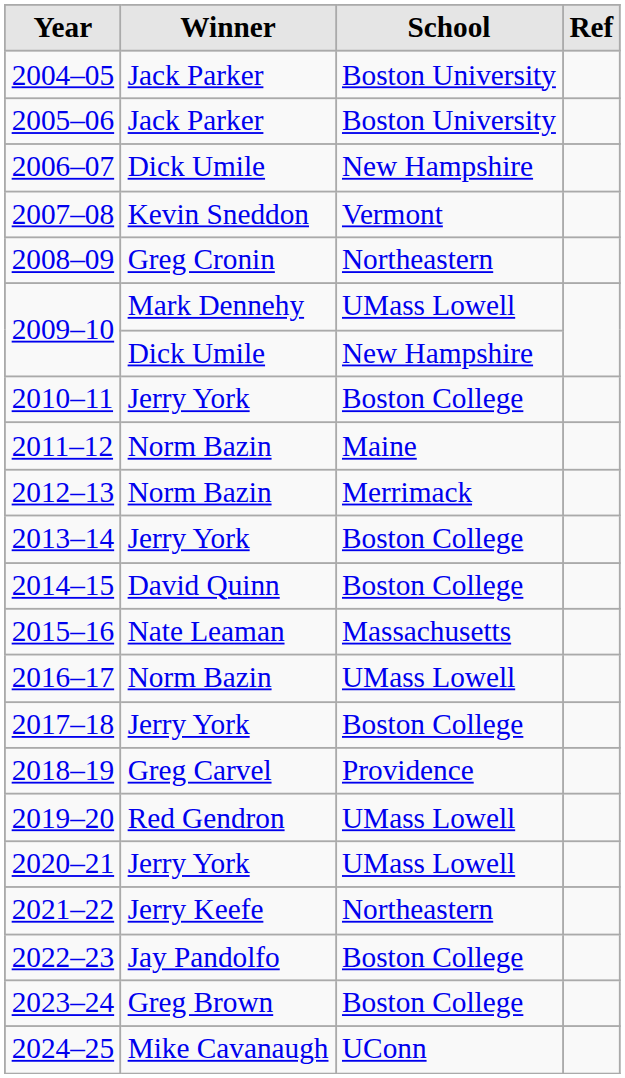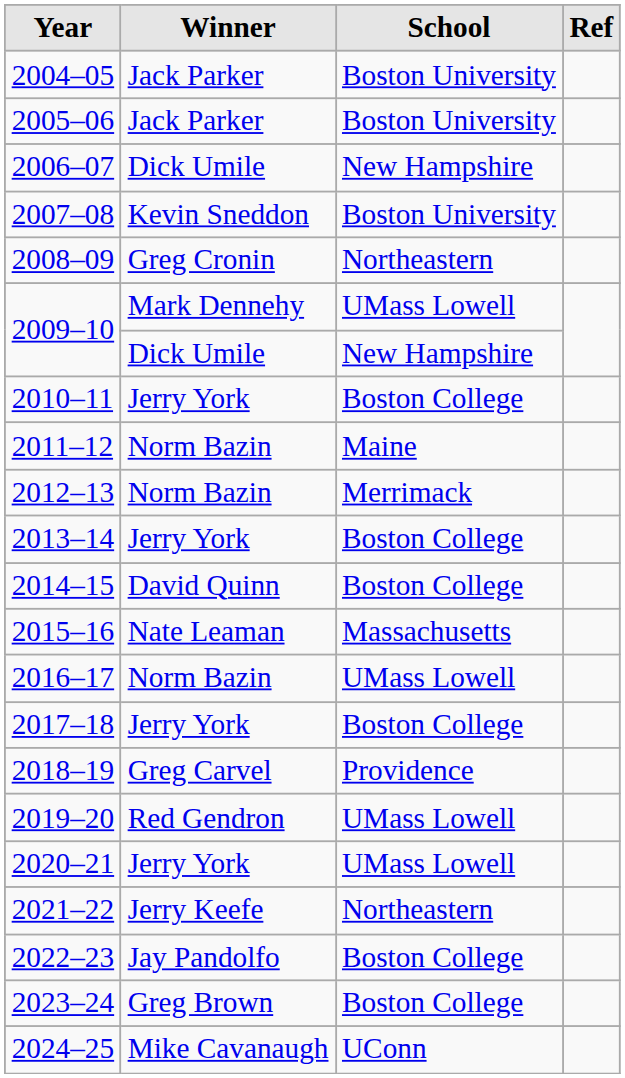(392, 213) Vermont -> (449, 213) Boston University
